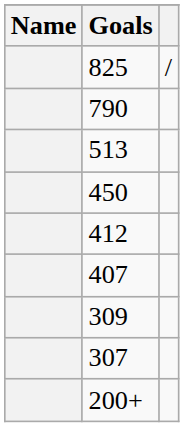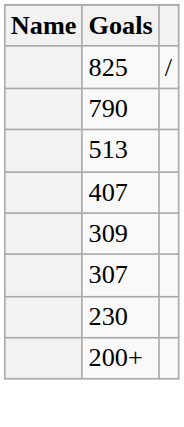- row: (108, 191)
- row: (108, 233)
+ row: (108, 316)
